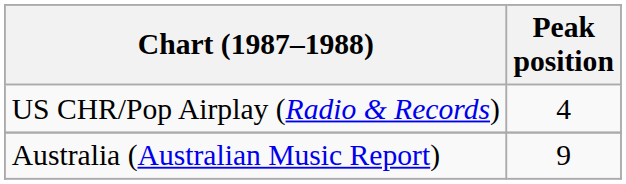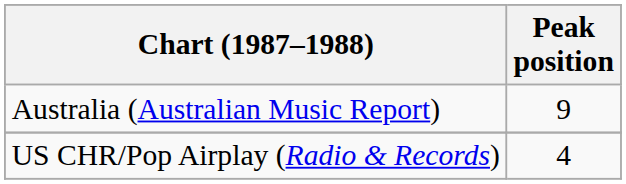rows swapped: (226, 155) <-> (256, 108)
